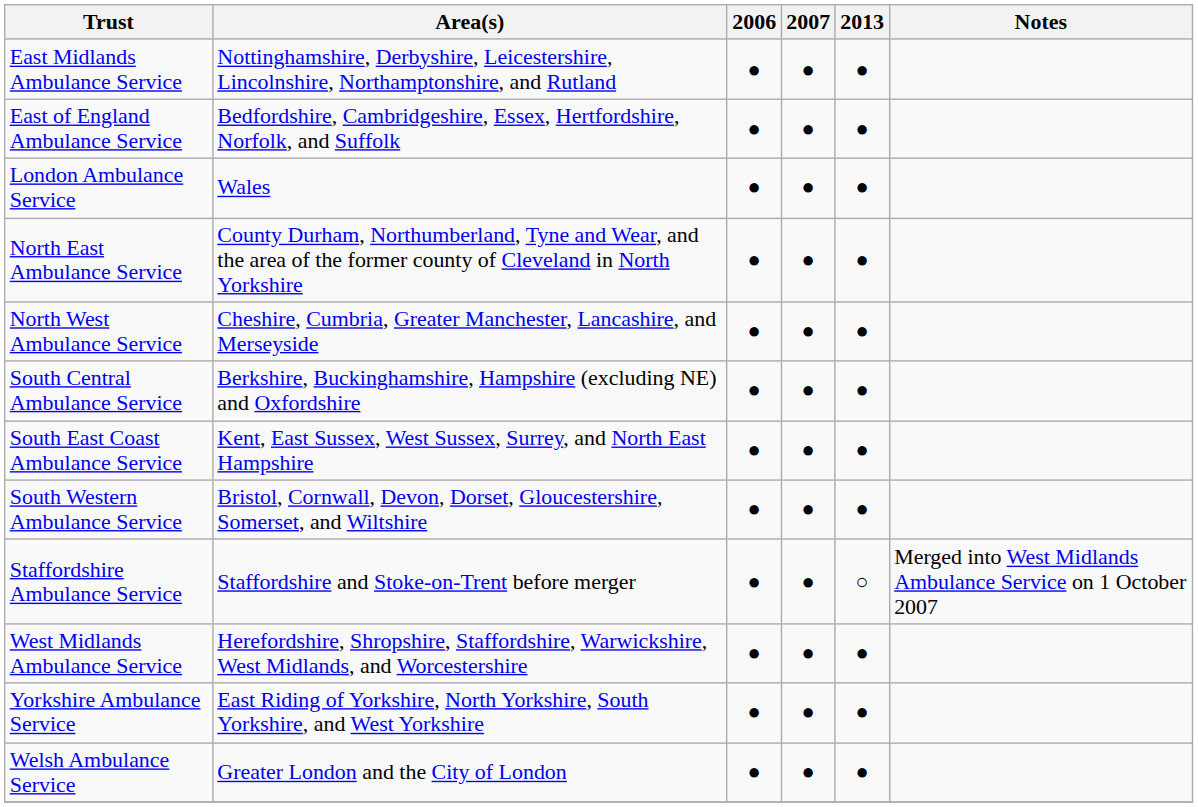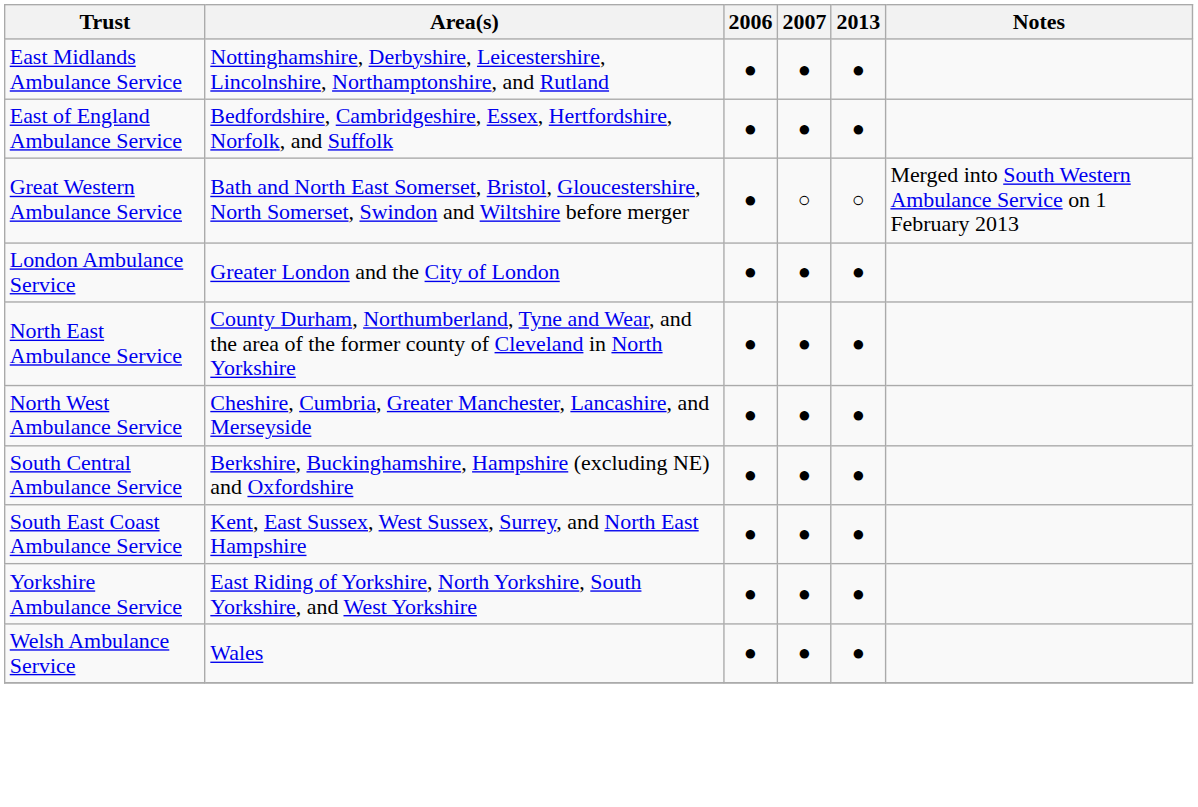+ row: (96, 200)
(244, 187) Wales -> (385, 271) Greater London and the City of London
- row: (96, 509)
- row: (96, 581)
- row: (96, 653)
(392, 771) Greater London and the City of London -> (237, 653) Wales
